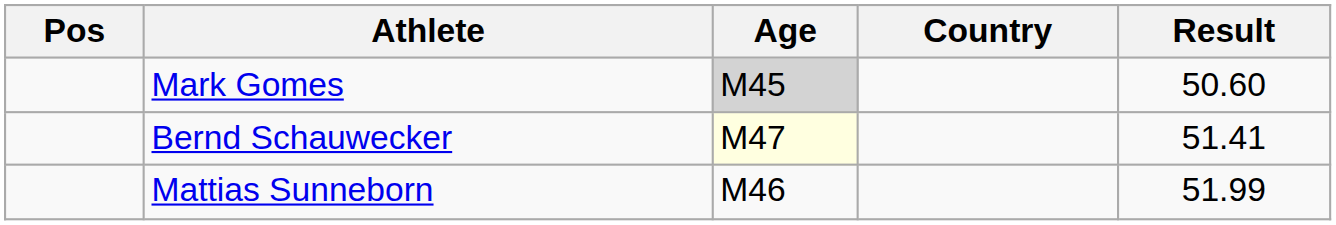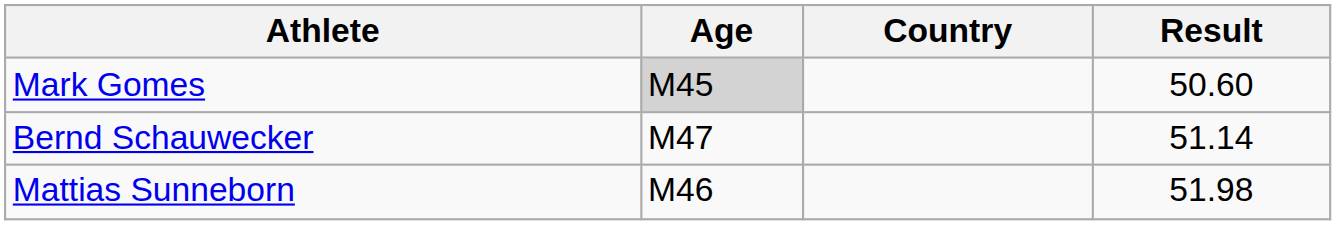- column: (74, 31)
(753, 137) lightyellow background -> (681, 137) no background
(1224, 137) 51.41 -> (1211, 137) 51.14
(1224, 191) 51.99 -> (1211, 191) 51.98
